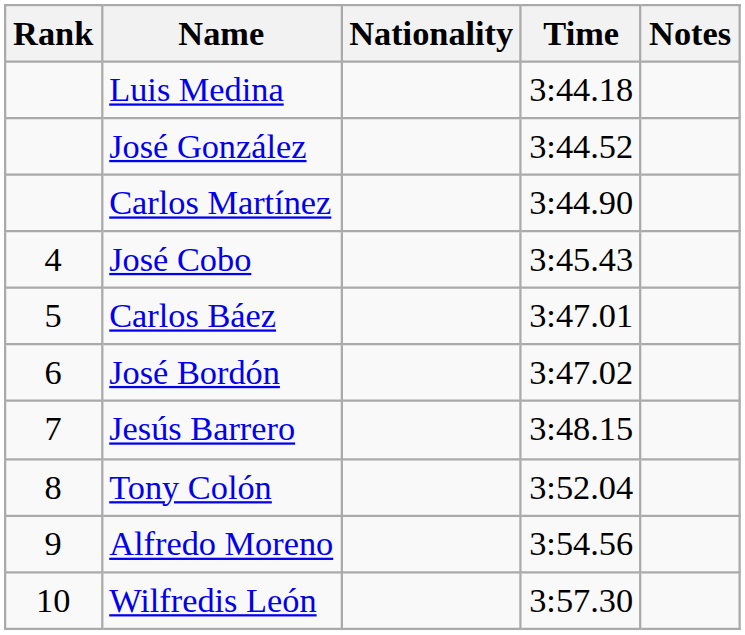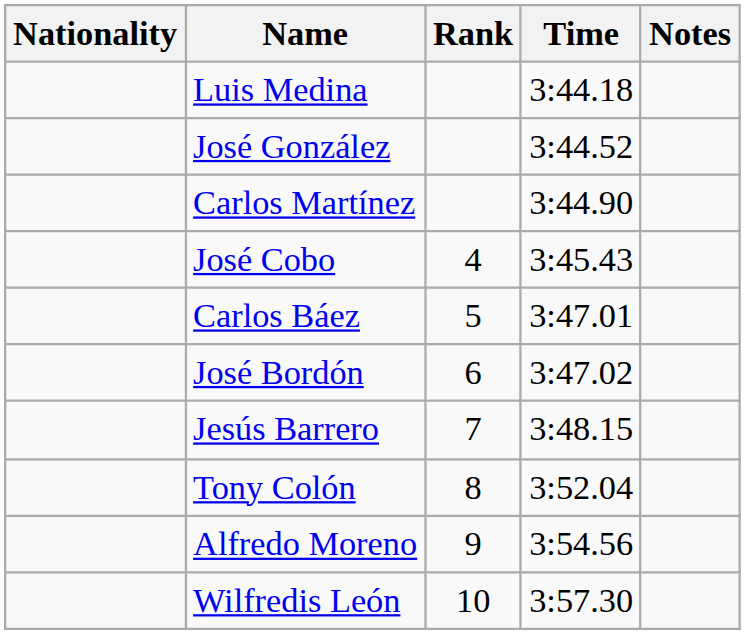columns swapped: (53, 33) <-> (431, 33)
